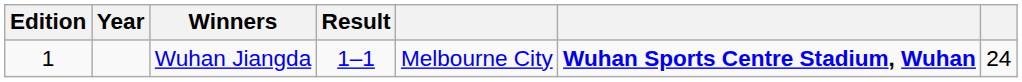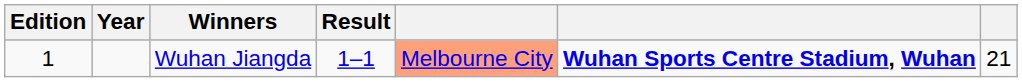(477, 58) no background -> (477, 58) lightsalmon background
(999, 58) 24 -> (999, 58) 21
